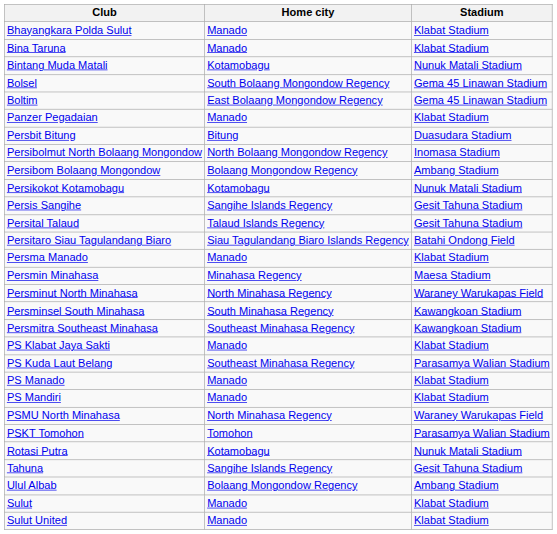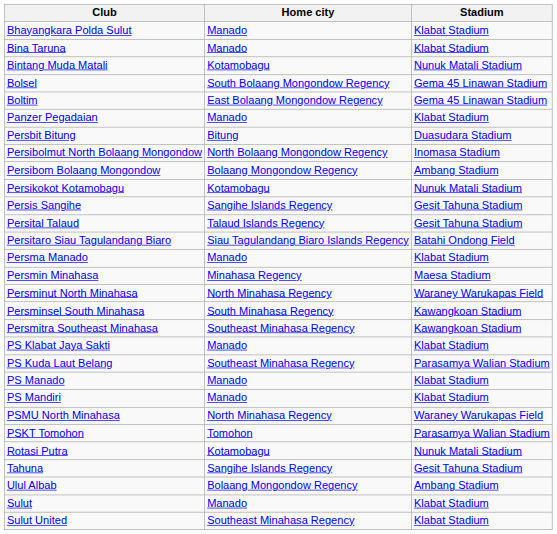(227, 521) Manado -> (281, 521) Southeast Minahasa Regency
